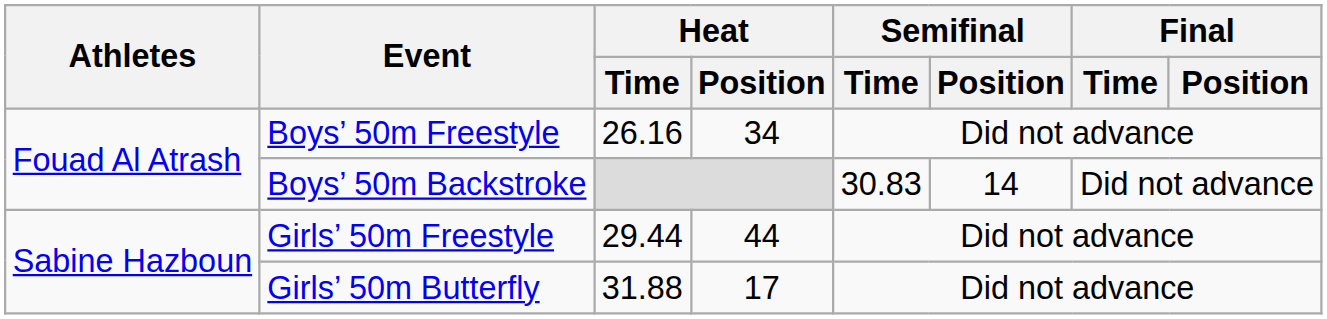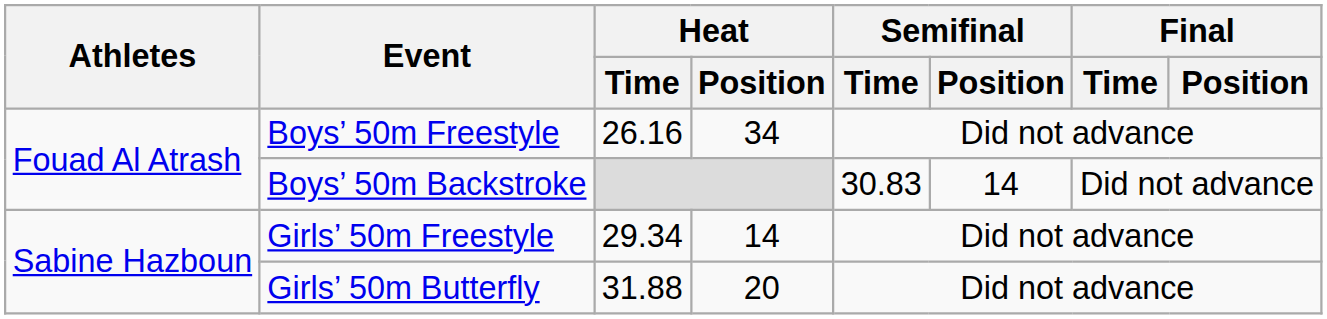(642, 236) 29.44 -> (642, 236) 29.34
(762, 236) 44 -> (762, 236) 14
(762, 287) 17 -> (762, 287) 20
